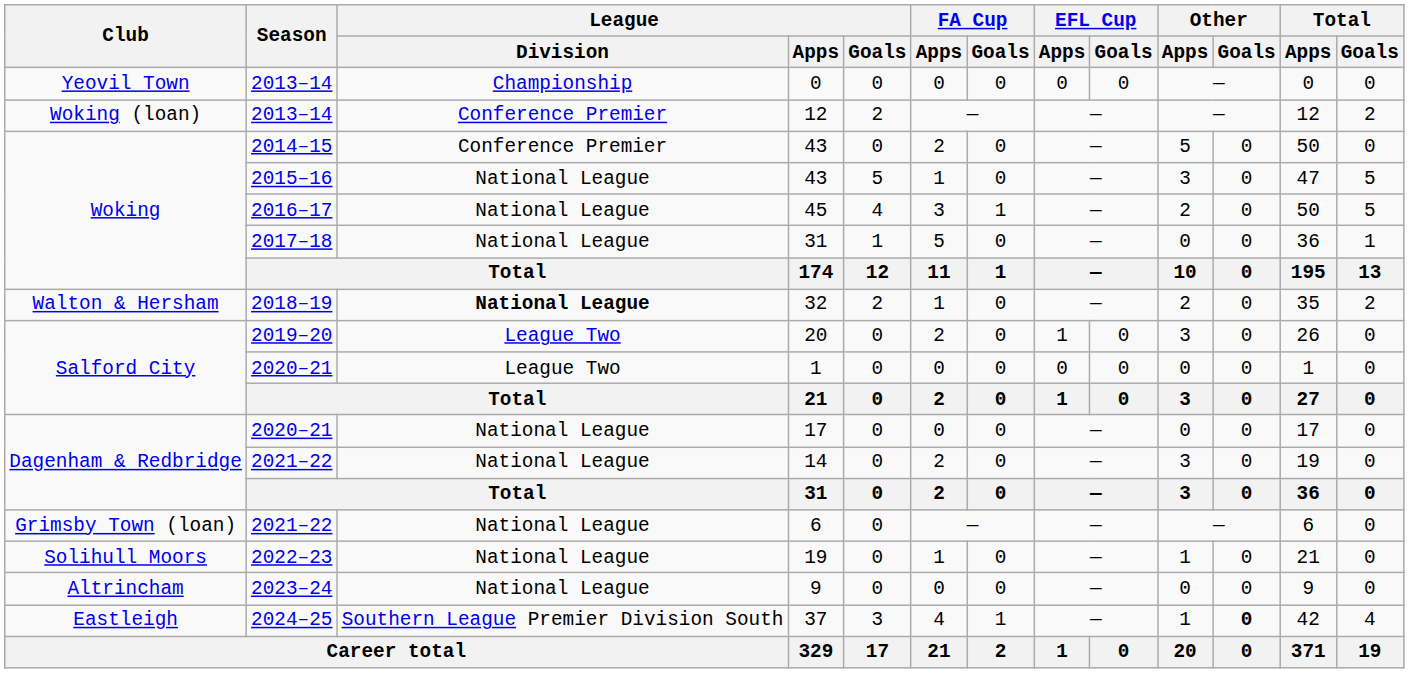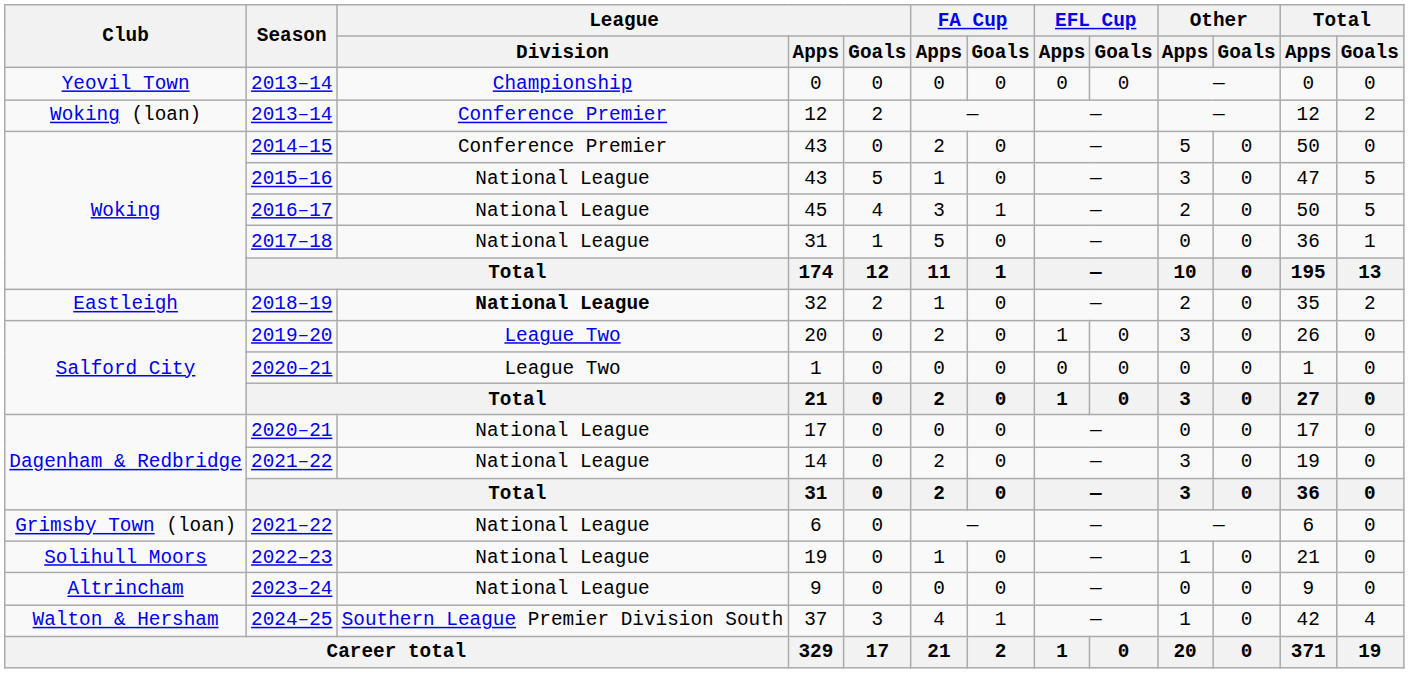(126, 305) Walton & Hersham -> (126, 305) Eastleigh
(126, 620) Eastleigh -> (126, 620) Walton & Hersham
(1247, 620) bold -> (1247, 620) normal
